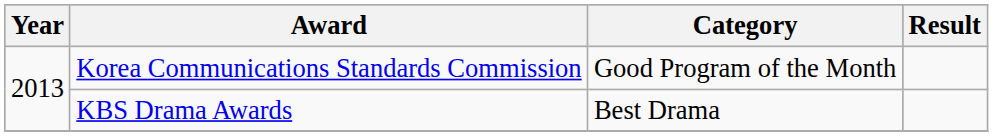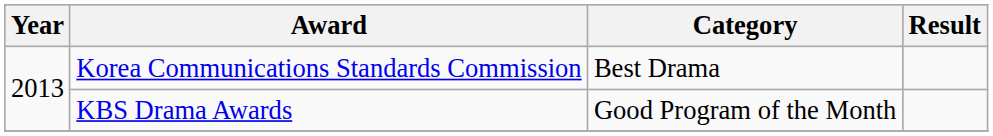(745, 67) Good Program of the Month -> (657, 67) Best Drama
(657, 109) Best Drama -> (745, 109) Good Program of the Month
